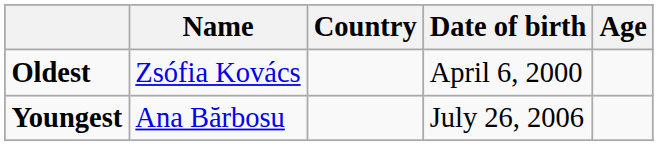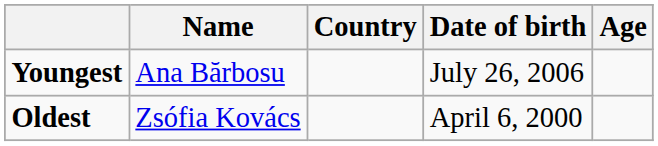rows swapped: (67, 117) <-> (51, 72)
